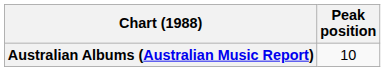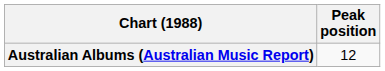(348, 54) 10 -> (348, 54) 12
